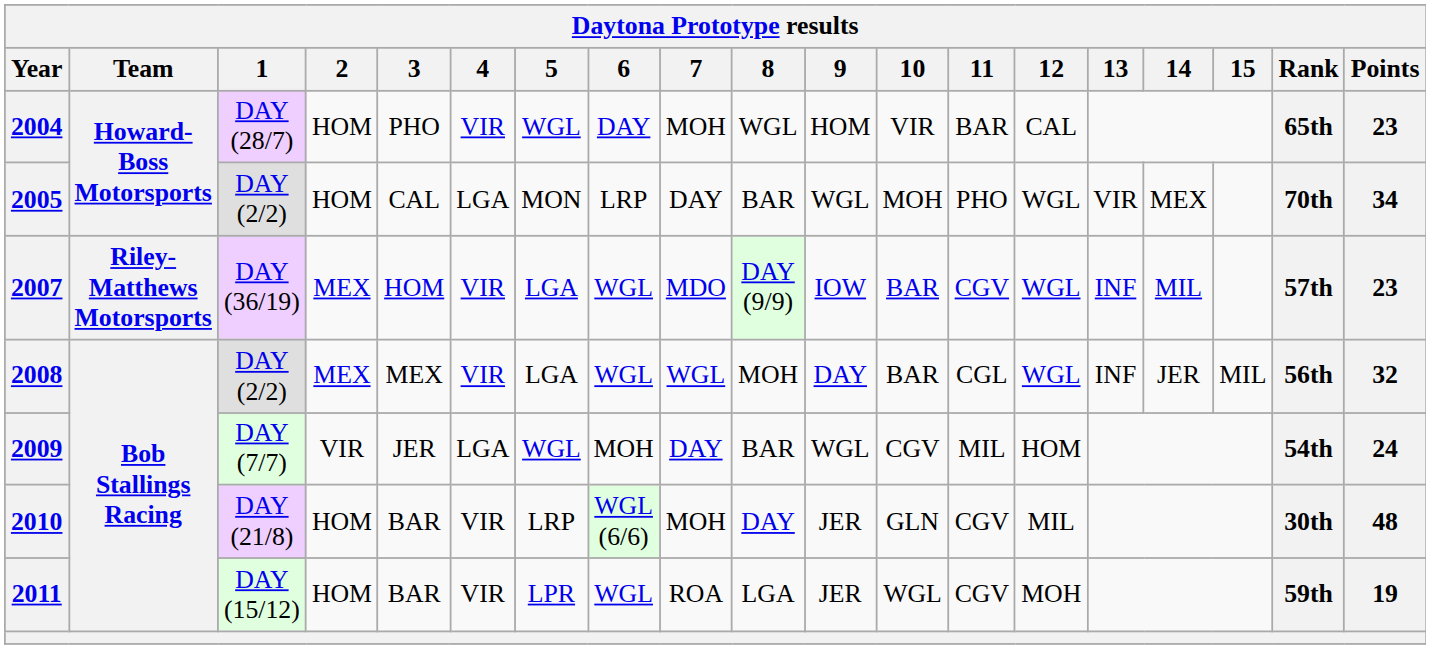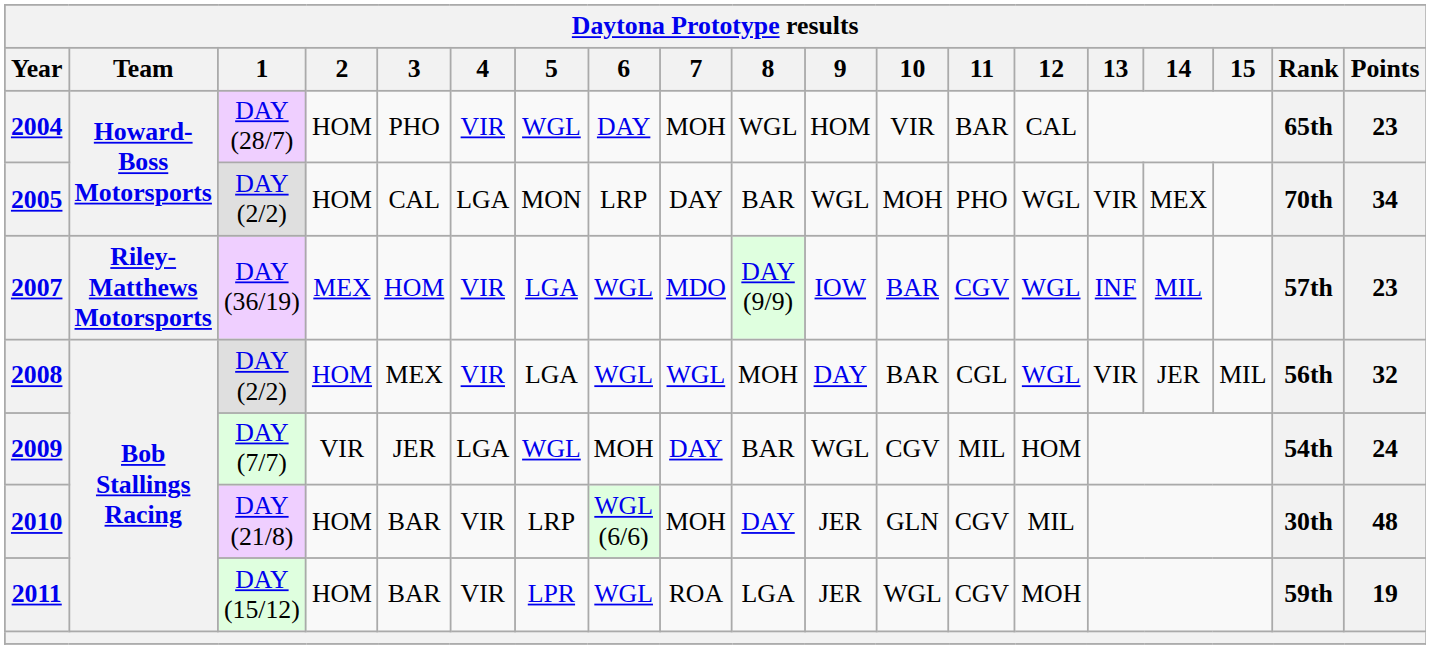(342, 375) MEX -> (342, 375) HOM
(1116, 375) INF -> (1116, 375) VIR
